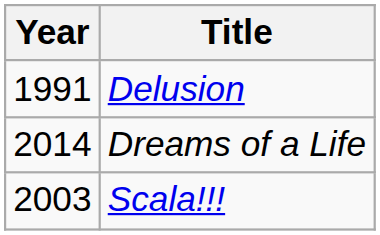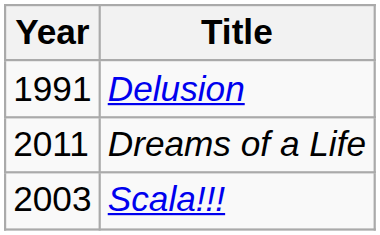(52, 144) 2014 -> (51, 144) 2011
